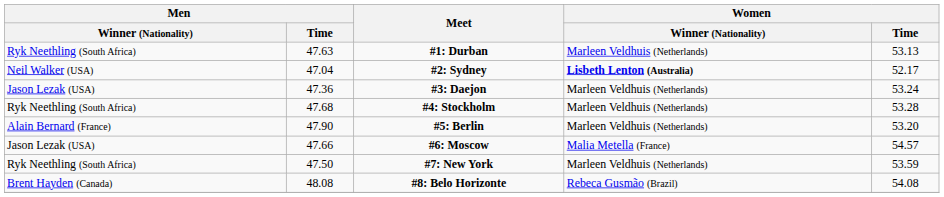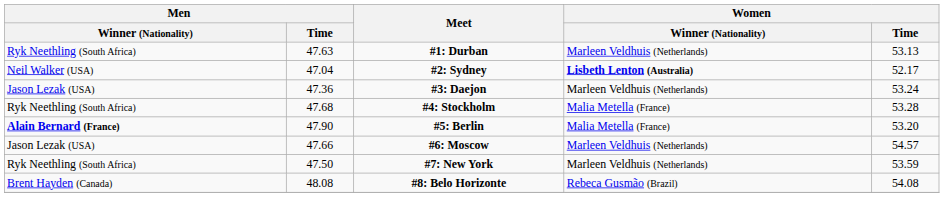(637, 107) Marleen Veldhuis (Netherlands) -> (618, 107) Malia Metella (France)
(59, 126) normal -> (63, 126) bold
(637, 126) Marleen Veldhuis (Netherlands) -> (618, 126) Malia Metella (France)
(618, 145) Malia Metella (France) -> (637, 145) Marleen Veldhuis (Netherlands)
